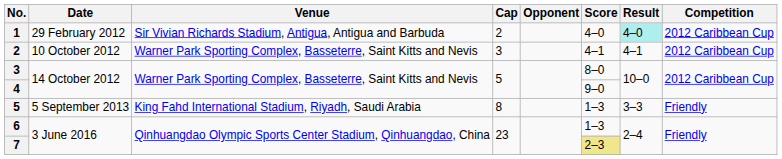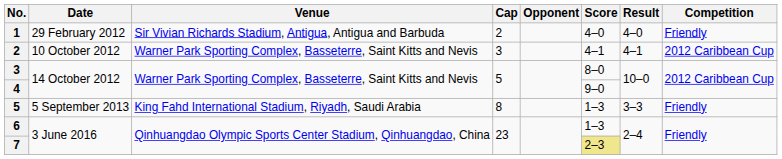(633, 32) paleturquoise background -> (633, 32) no background
(719, 32) 2012 Caribbean Cup -> (686, 32) Friendly
